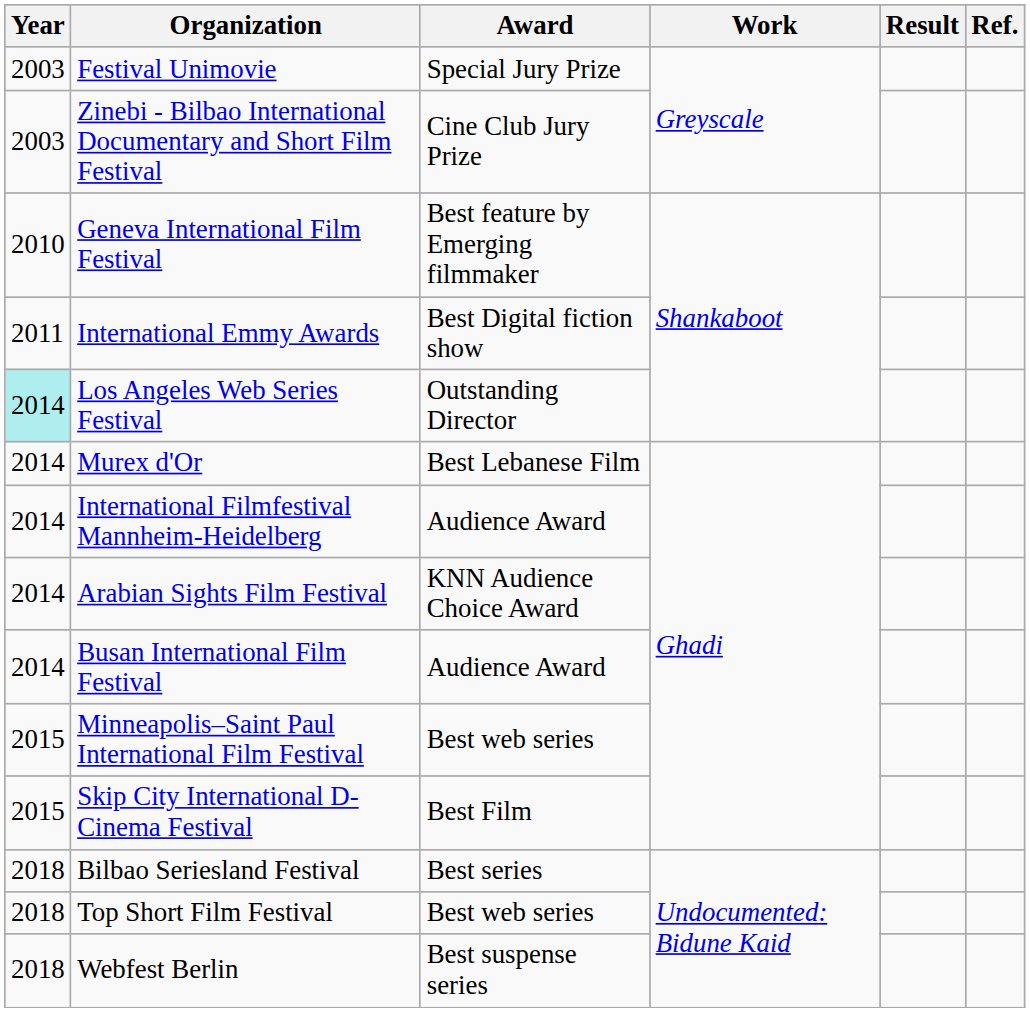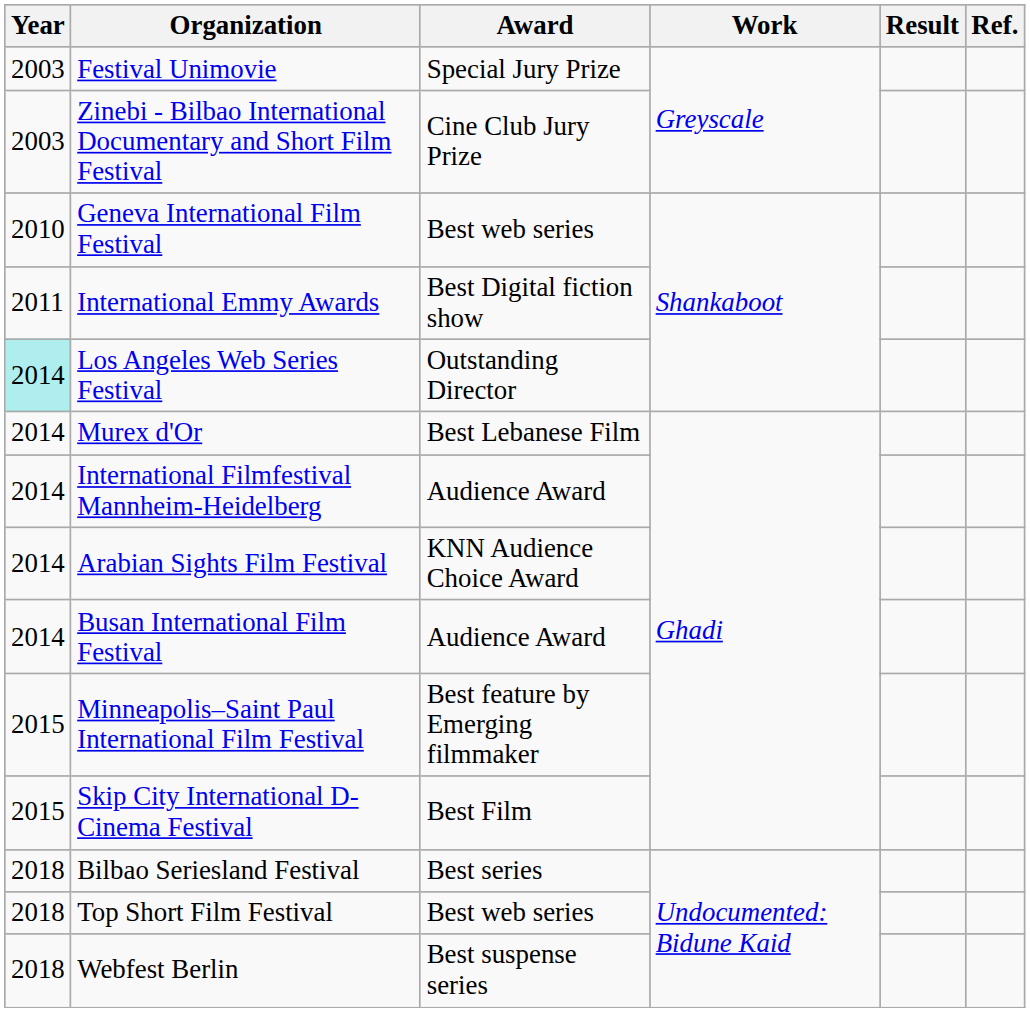(508, 244) Best feature by Emerging filmmaker -> (510, 229) Best web series
(510, 739) Best web series -> (508, 724) Best feature by Emerging filmmaker
